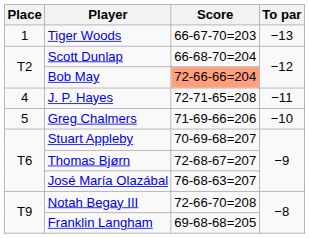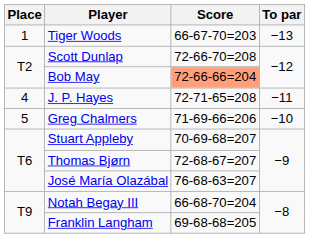(215, 56) 66-68-70=204 -> (215, 56) 72-66-70=208
(215, 202) 72-66-70=208 -> (215, 202) 66-68-70=204
